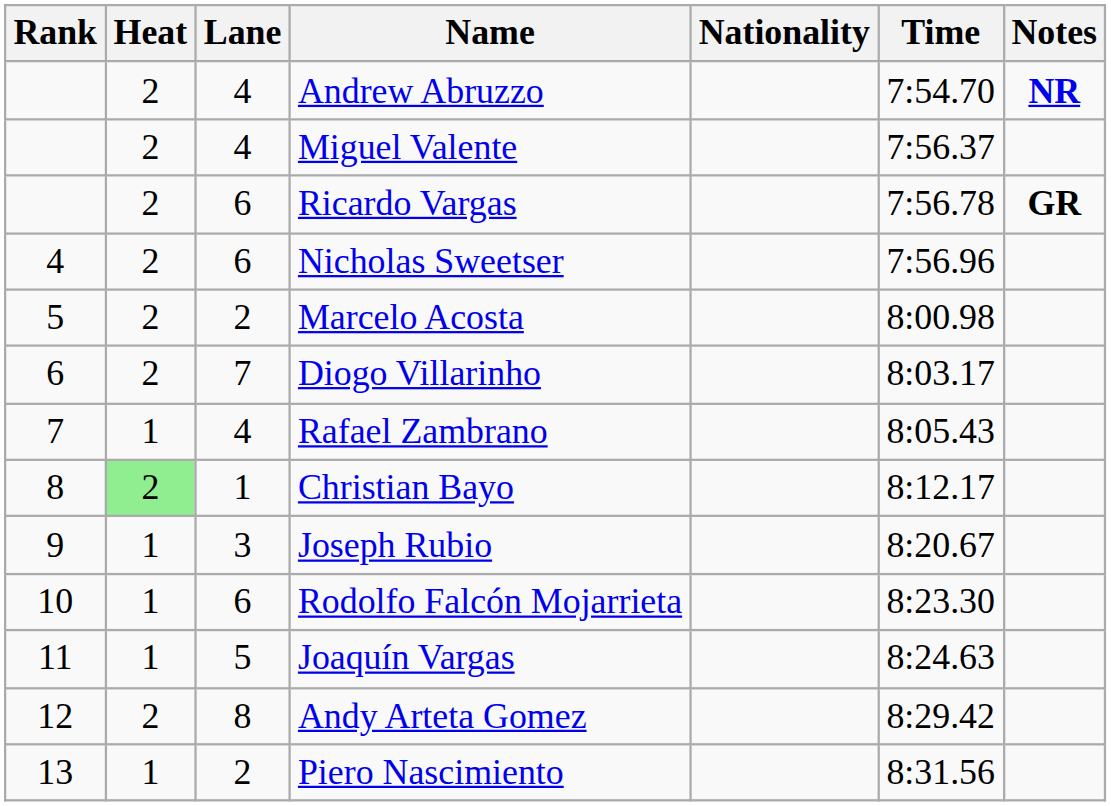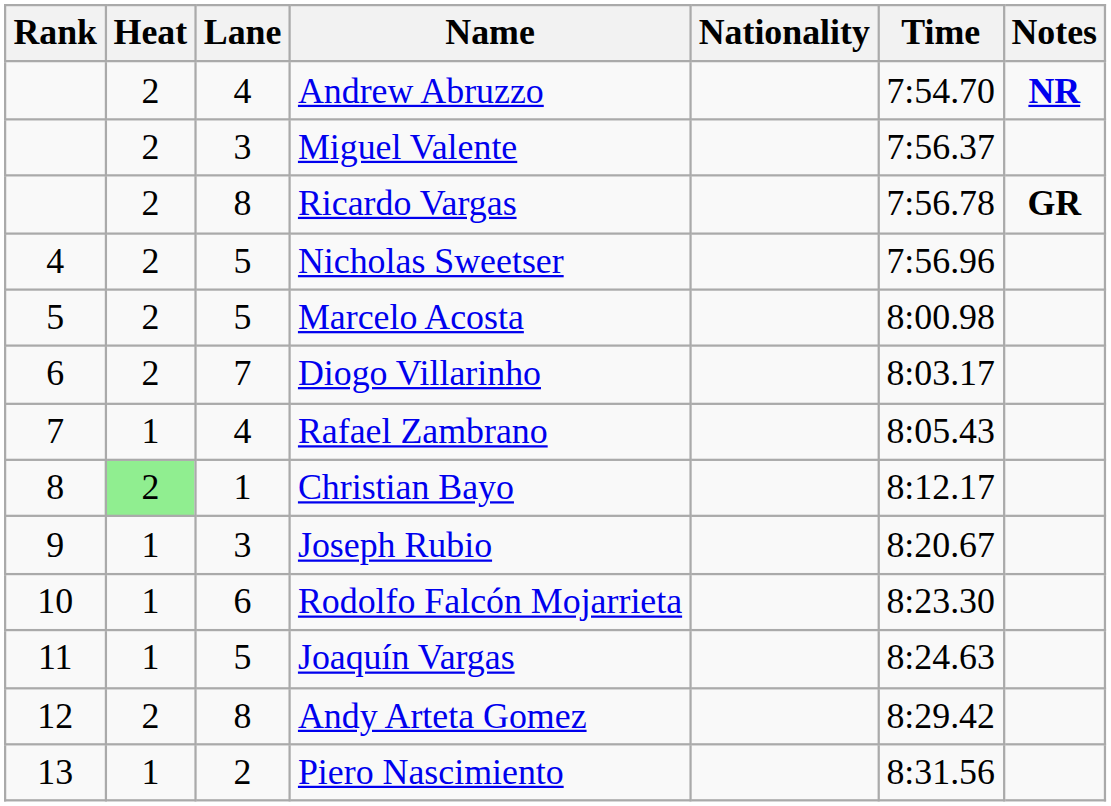(243, 146) 4 -> (243, 146) 3
(243, 203) 6 -> (243, 203) 8
(243, 260) 6 -> (243, 260) 5
(243, 317) 2 -> (243, 317) 5
